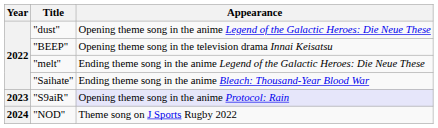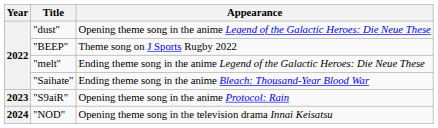(206, 47) Opening theme song in the television drama Innai Keisatsu -> (158, 47) Theme song on J Sports Rugby 2022
(184, 98) lavender background -> (184, 98) no background
(158, 115) Theme song on J Sports Rugby 2022 -> (206, 115) Opening theme song in the television drama Innai Keisatsu
